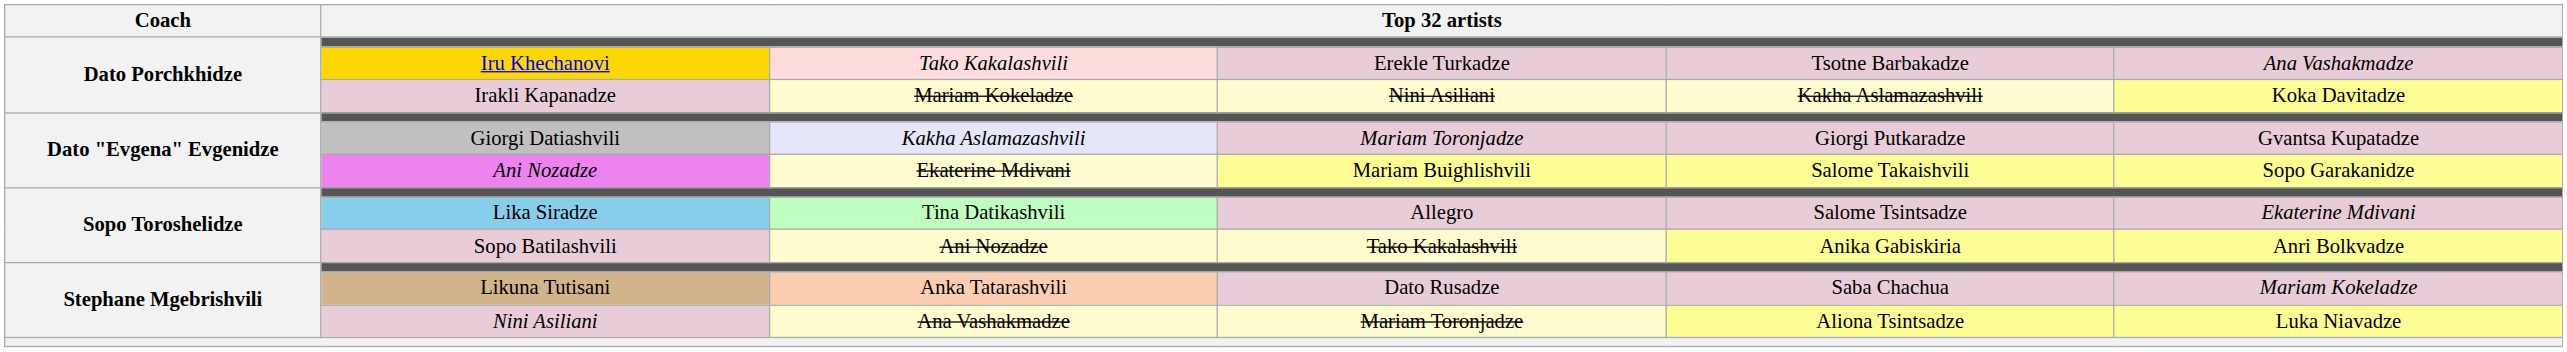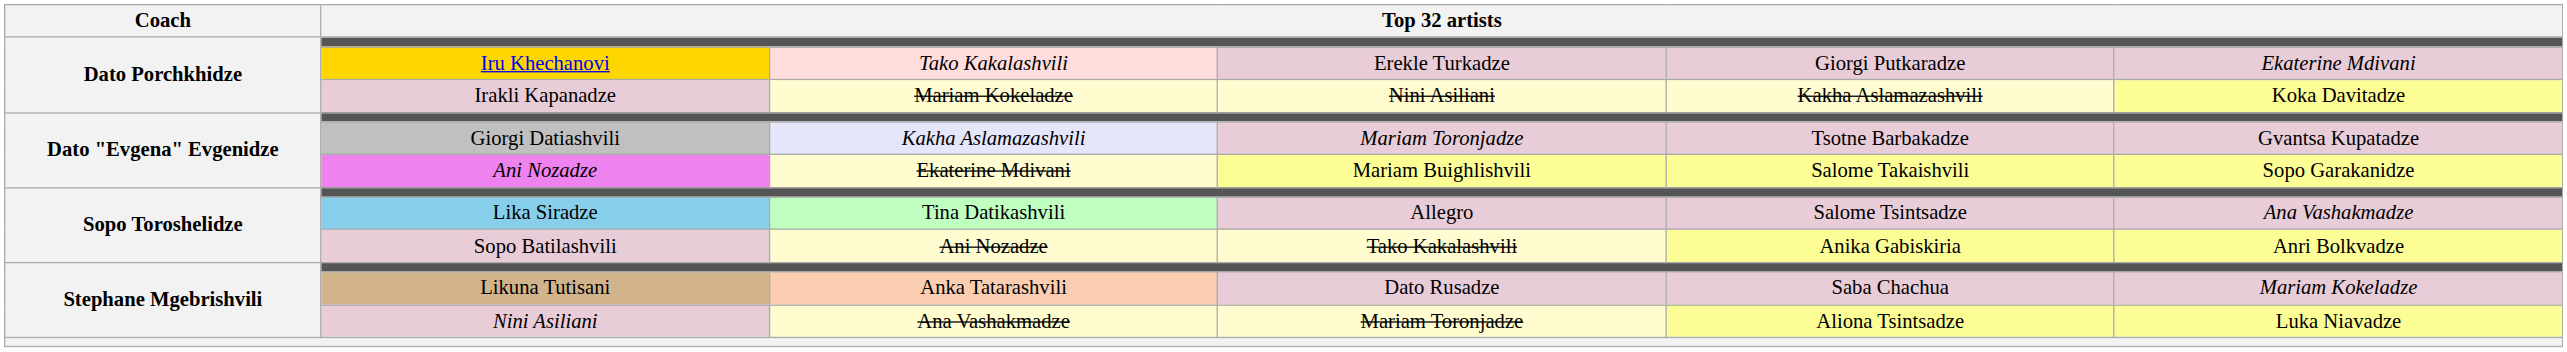(1890, 63) Tsotne Barbakadze -> (1890, 63) Giorgi Putkaradze
(2339, 63) Ana Vashakmadze -> (2339, 63) Ekaterine Mdivani
(1890, 138) Giorgi Putkaradze -> (1890, 138) Tsotne Barbakadze
(2339, 213) Ekaterine Mdivani -> (2339, 213) Ana Vashakmadze
